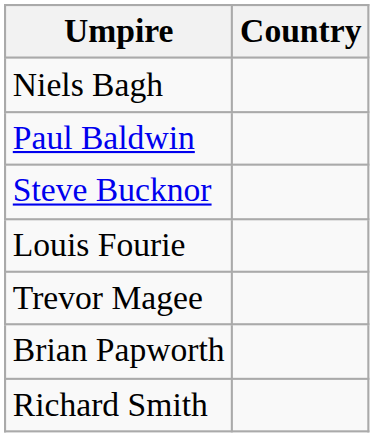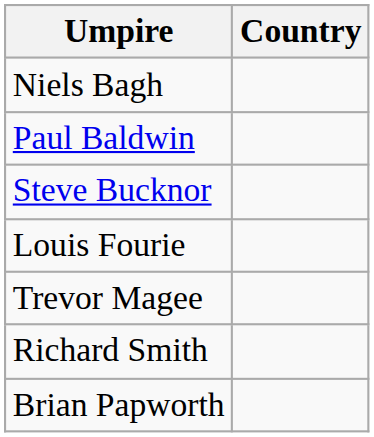rows swapped: (119, 350) <-> (110, 404)
